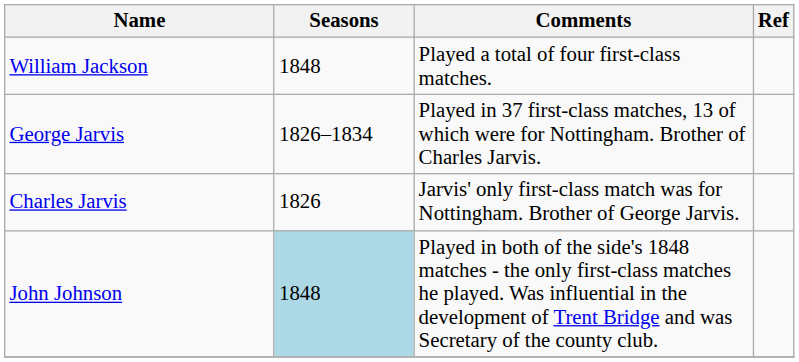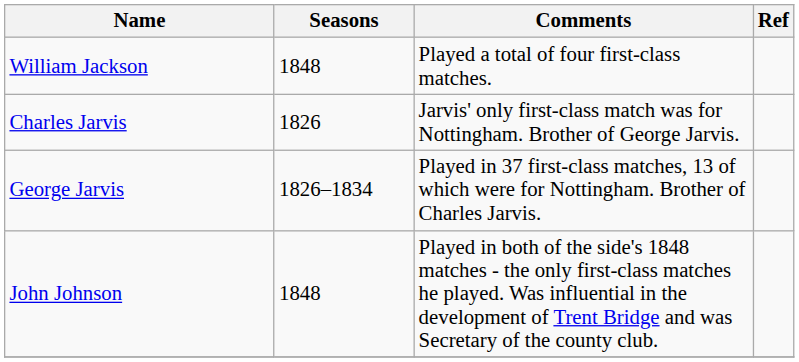rows swapped: (68, 201) <-> (67, 133)
(300, 293) lightblue background -> (300, 293) no background
